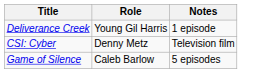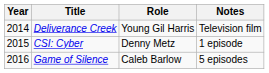+ column: (18, 12)
(194, 28) 1 episode -> (230, 28) Television film
(203, 44) Television film -> (221, 44) 1 episode
